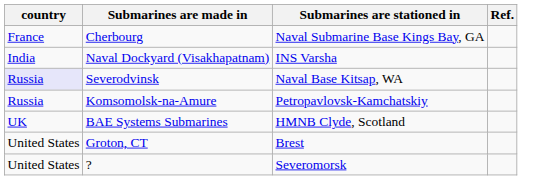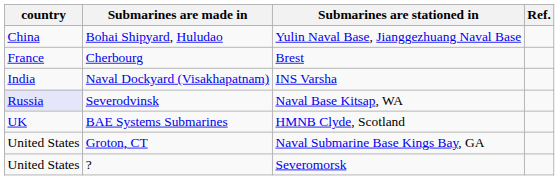+ row: (154, 36)
(380, 36) Naval Submarine Base Kings Bay, GA -> (290, 57) Brest
- row: (151, 100)
(290, 143) Brest -> (380, 143) Naval Submarine Base Kings Bay, GA
